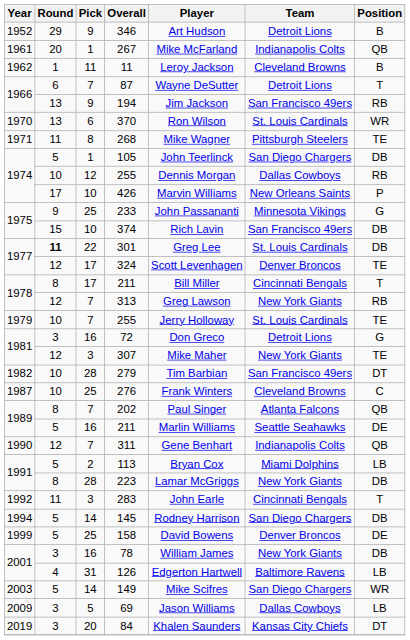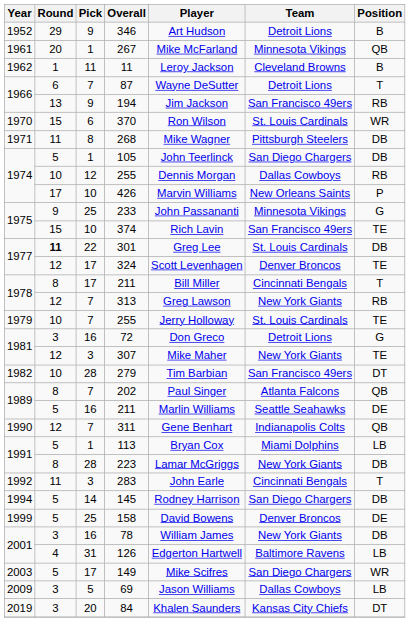(300, 49) Indianapolis Colts -> (300, 49) Minnesota Vikings
(55, 121) 13 -> (55, 121) 15
(380, 139) TE -> (380, 139) DB
(380, 229) DB -> (380, 229) TE
- row: (20, 391)
(90, 463) 2 -> (90, 445) 1
(90, 590) 14 -> (90, 572) 17
